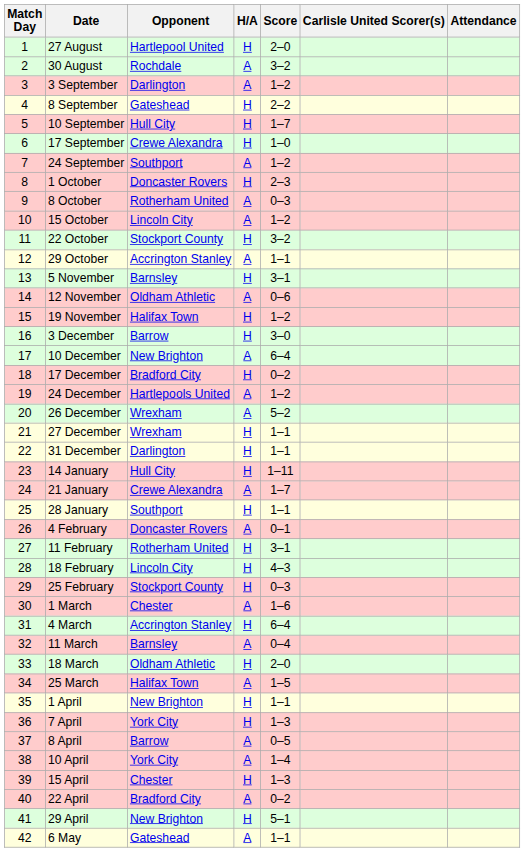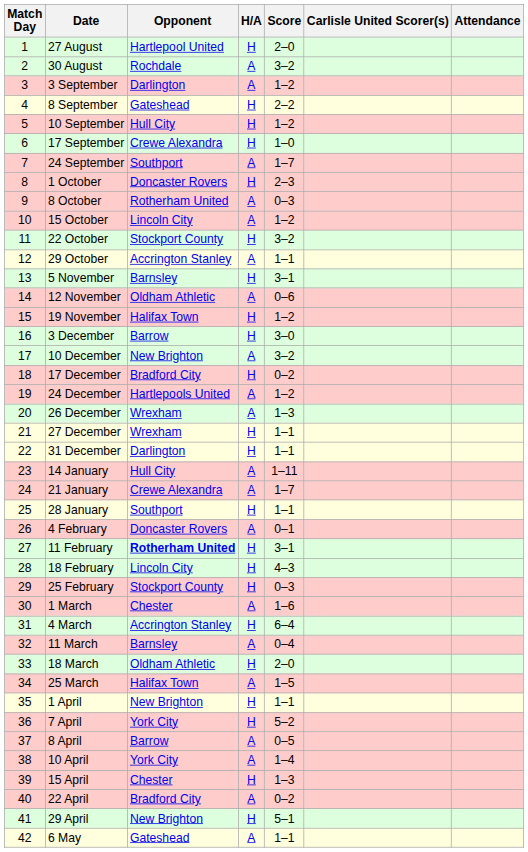(280, 124) 1–7 -> (284, 124) 1–2
(280, 162) 1–2 -> (284, 162) 1–7
(280, 355) 6–4 -> (284, 355) 3–2
(280, 413) 5–2 -> (284, 413) 1–3
(247, 471) H -> (251, 471) A
(179, 548) normal -> (183, 548) bold
(280, 722) 1–3 -> (284, 722) 5–2
